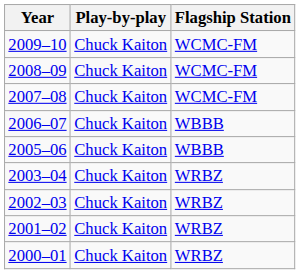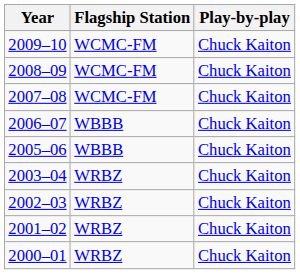columns swapped: (233, 17) <-> (121, 17)
